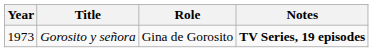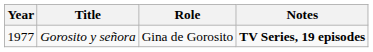(21, 36) 1973 -> (21, 36) 1977
